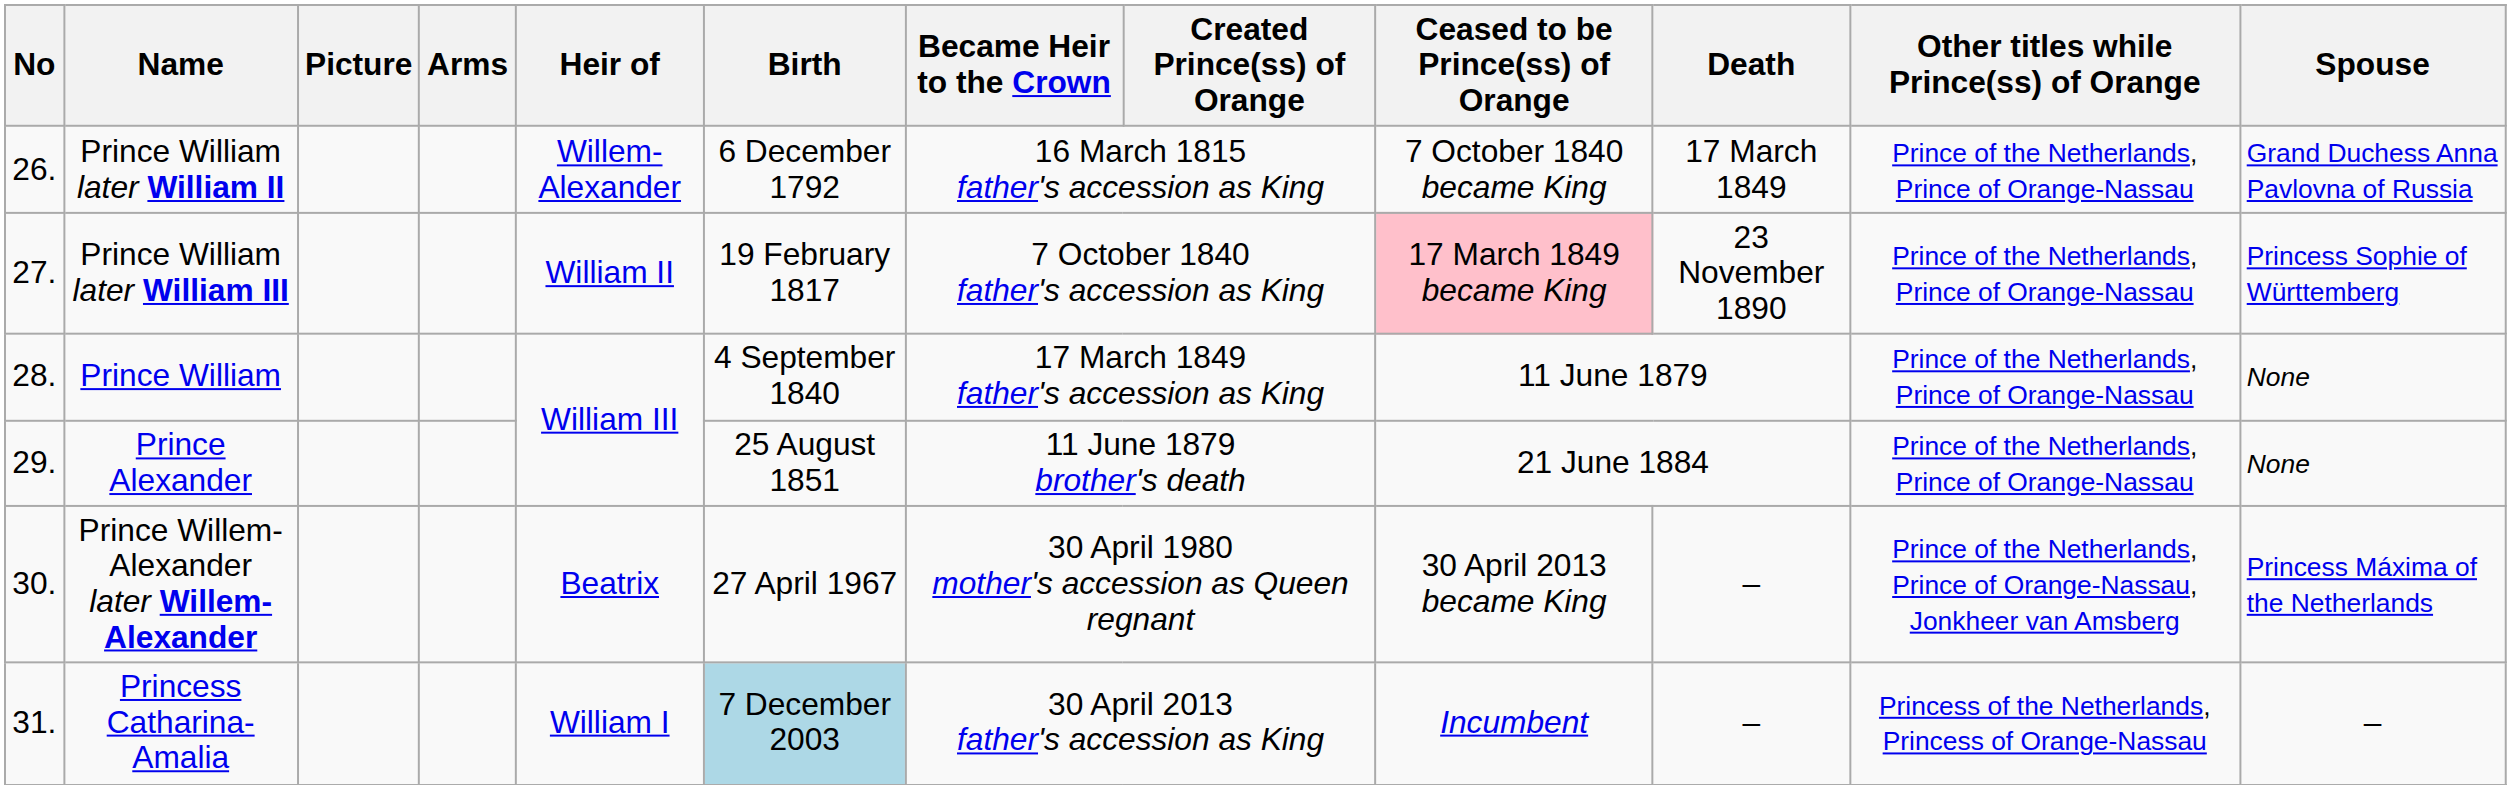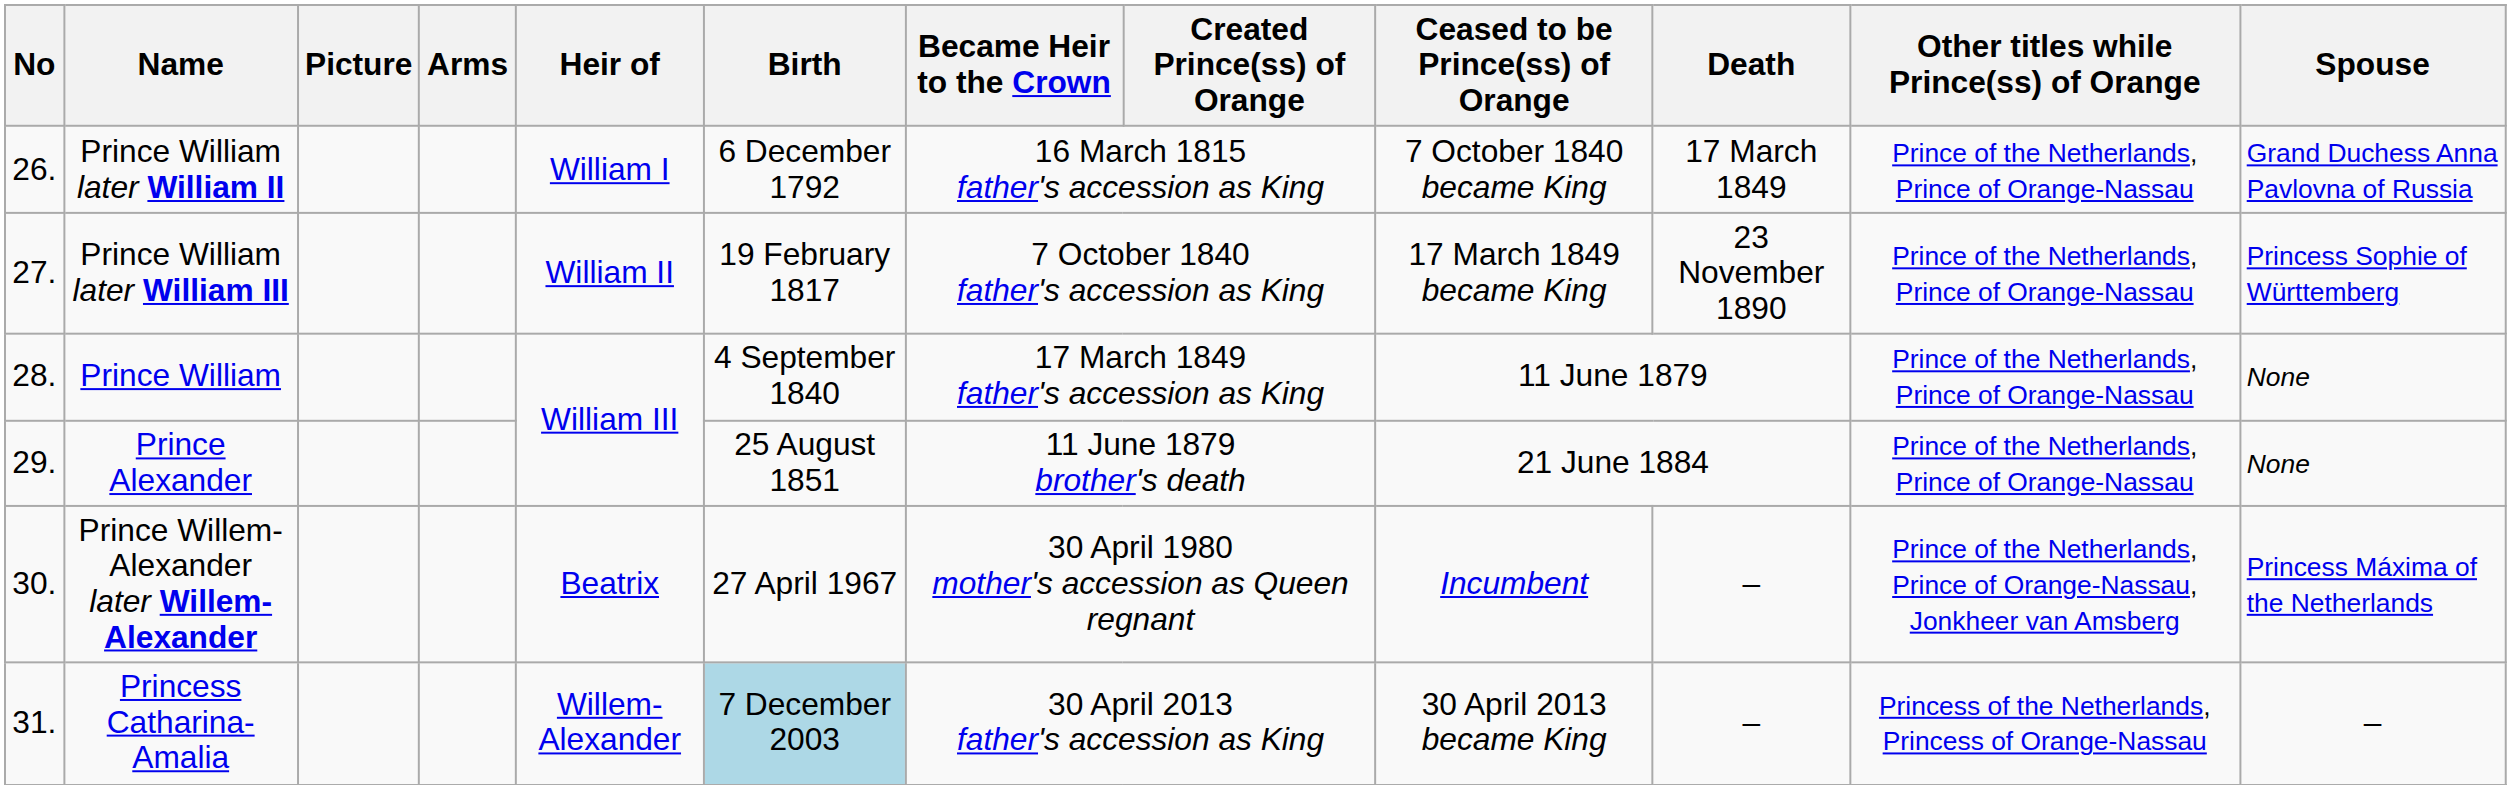(610, 168) Willem-Alexander -> (610, 168) William I
(1514, 272) pink background -> (1514, 272) no background
(1514, 583) 30 April 2013 became King -> (1514, 583) Incumbent
(610, 723) William I -> (610, 723) Willem-Alexander
(1514, 723) Incumbent -> (1514, 723) 30 April 2013 became King
